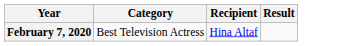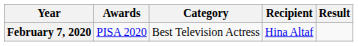+ column: (122, 13)
